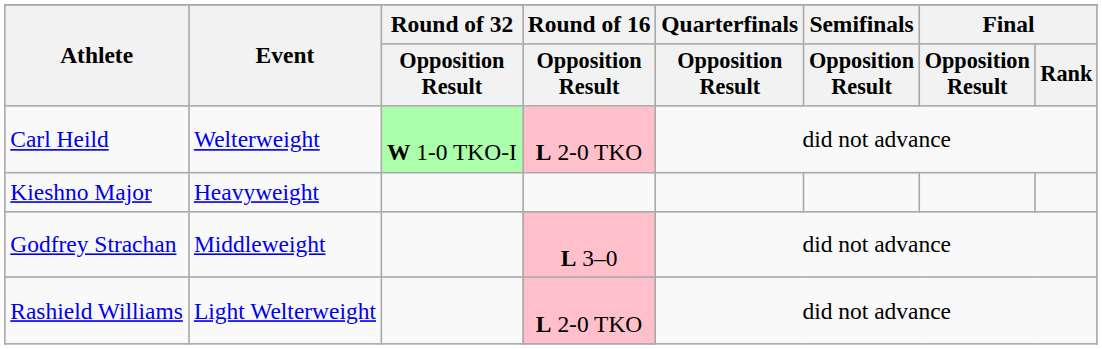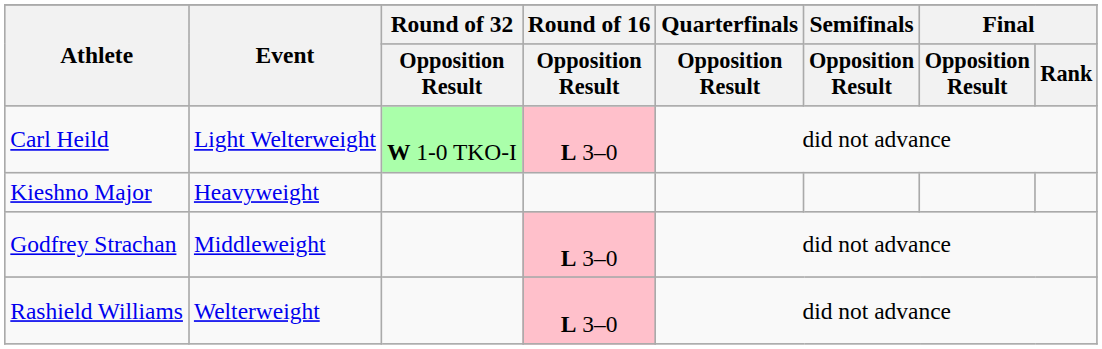(257, 139) Welterweight -> (285, 139) Light Welterweight
(589, 153) L 2-0 TKO -> (589, 153) L 3–0
(285, 311) Light Welterweight -> (257, 311) Welterweight
(589, 324) L 2-0 TKO -> (589, 324) L 3–0
